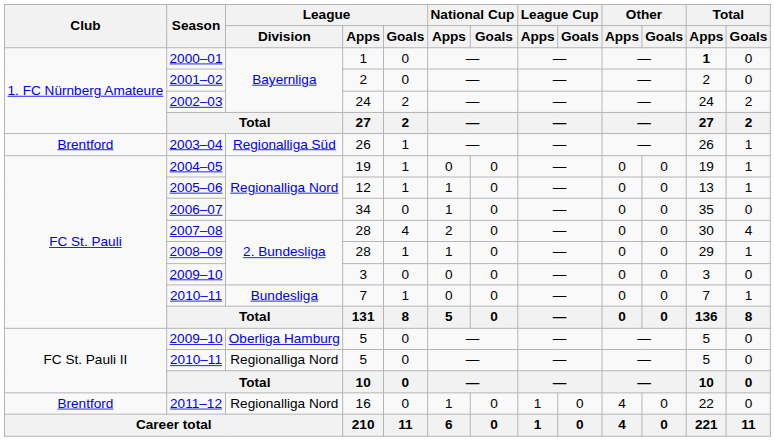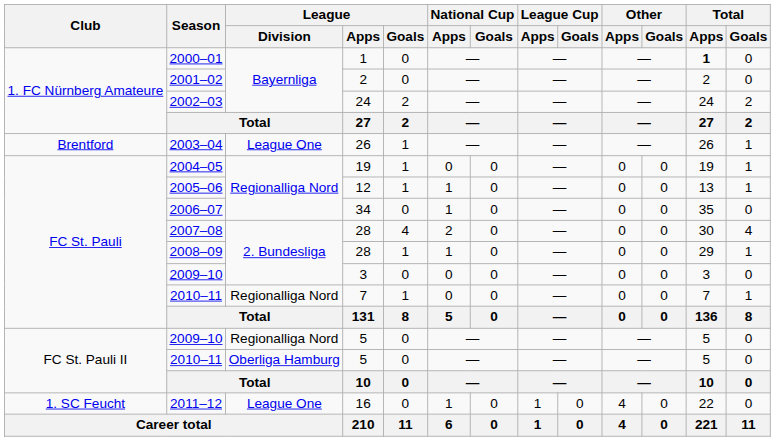(284, 144) Regionalliga Süd -> (284, 144) League One
(284, 295) Bundesliga -> (284, 295) Regionalliga Nord
(284, 338) Oberliga Hamburg -> (284, 338) Regionalliga Nord
(284, 360) Regionalliga Nord -> (284, 360) Oberliga Hamburg
(85, 403) Brentford -> (85, 403) 1. SC Feucht
(284, 403) Regionalliga Nord -> (284, 403) League One
